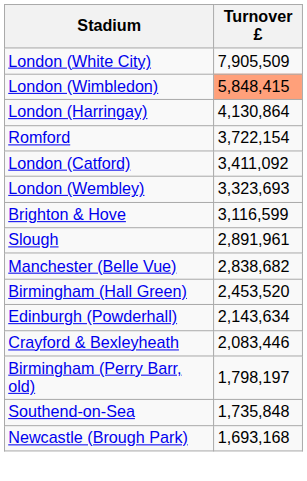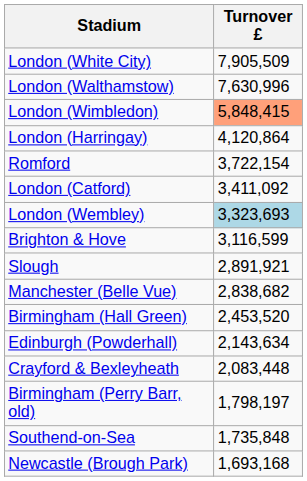+ row: (91, 86)
(254, 112) 4,130,864 -> (254, 138) 4,120,864
(254, 189) no background -> (254, 214) lightblue background
(254, 240) 2,891,961 -> (254, 266) 2,891,921
(254, 343) 2,083,446 -> (254, 368) 2,083,448
